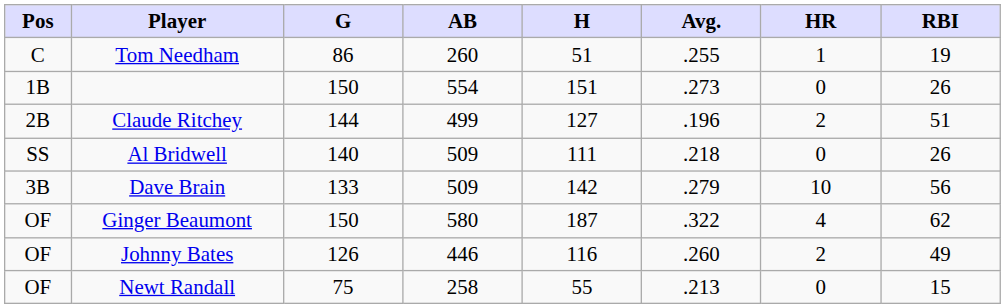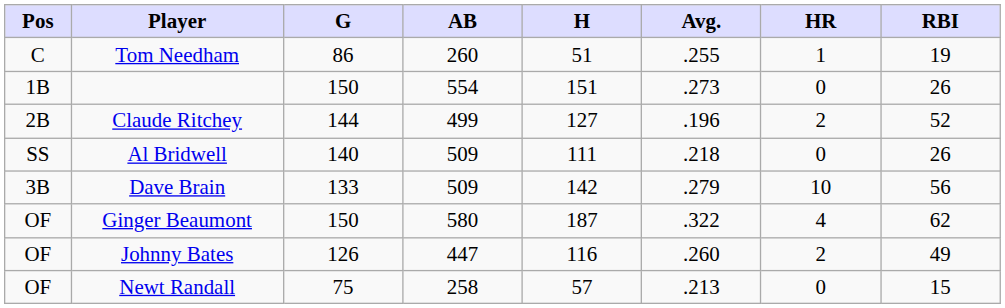(940, 120) 51 -> (940, 120) 52
(462, 253) 446 -> (462, 253) 447
(582, 287) 55 -> (582, 287) 57
